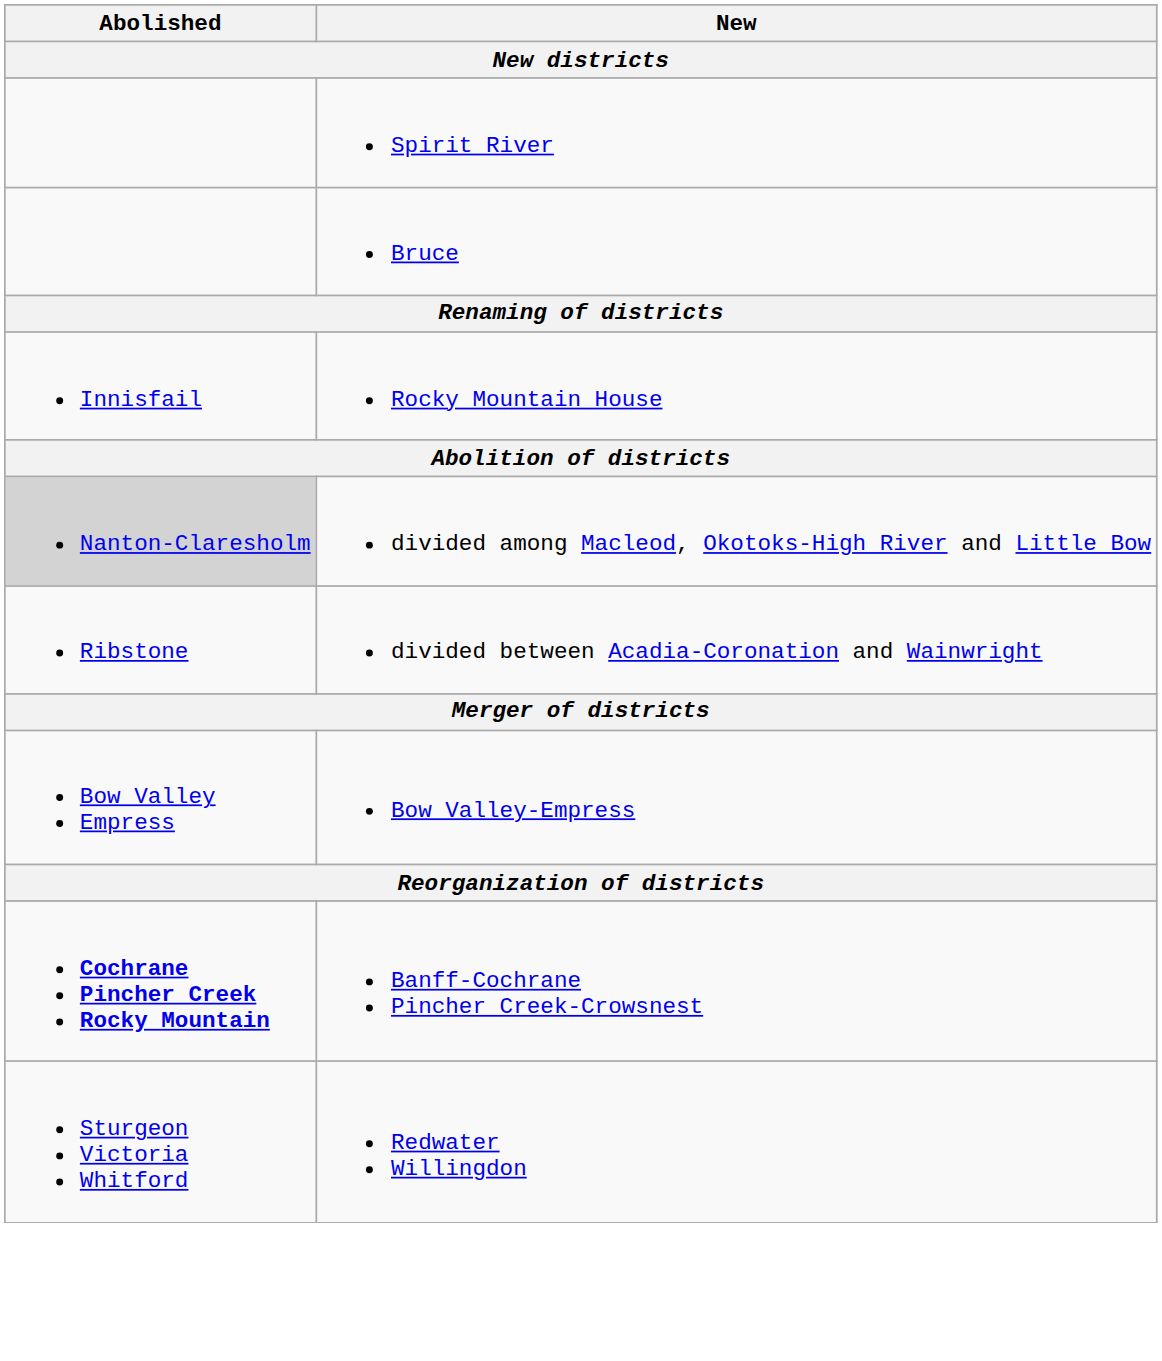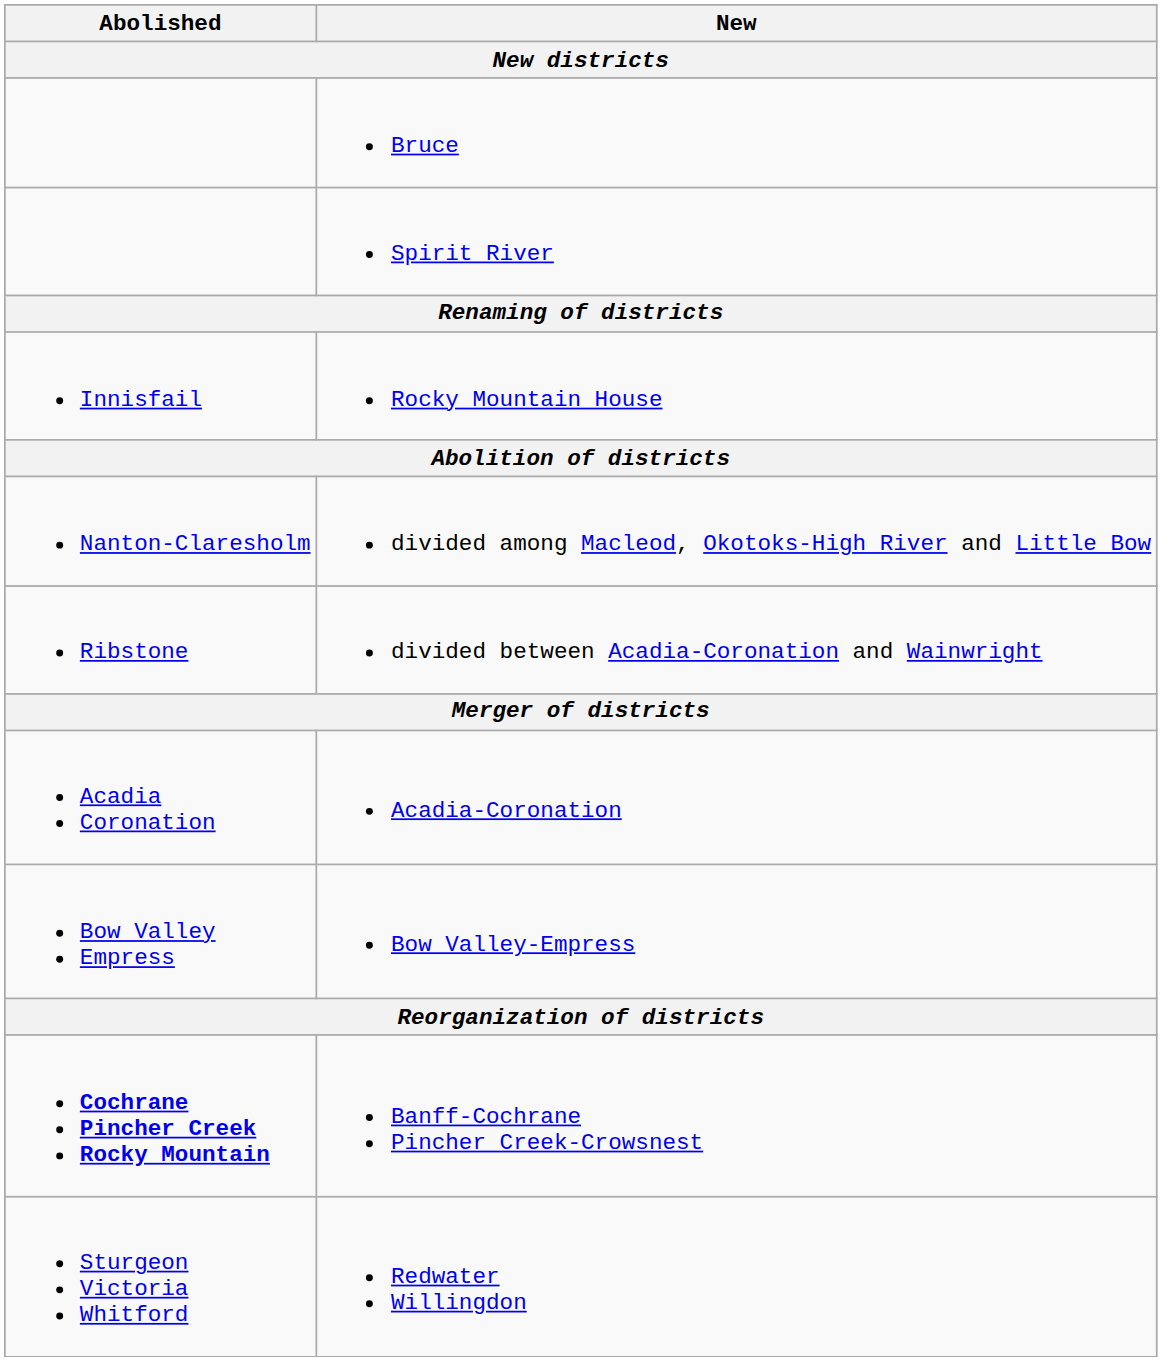rows swapped: (736, 254) <-> (736, 146)
(160, 544) lightgrey background -> (160, 544) no background
+ row: (736, 810)
